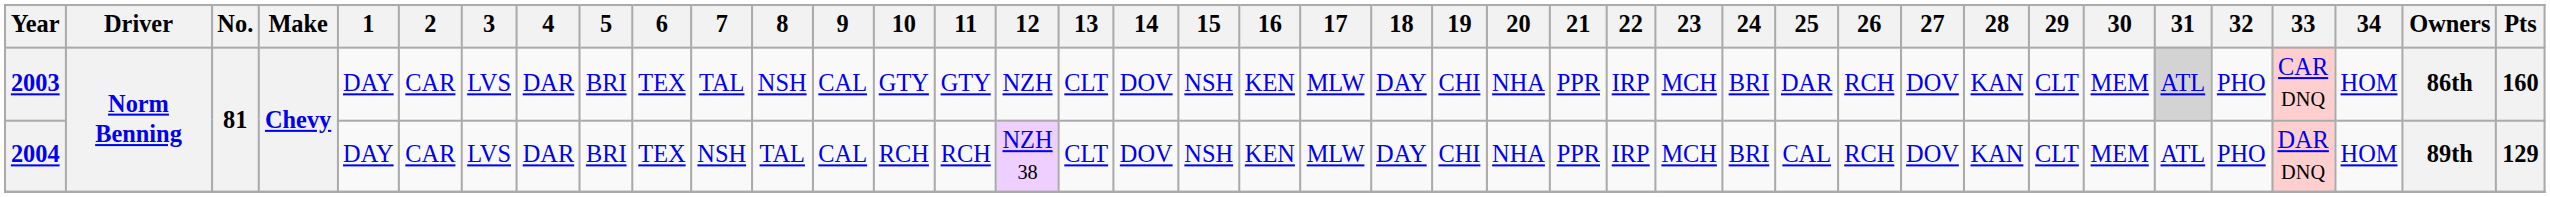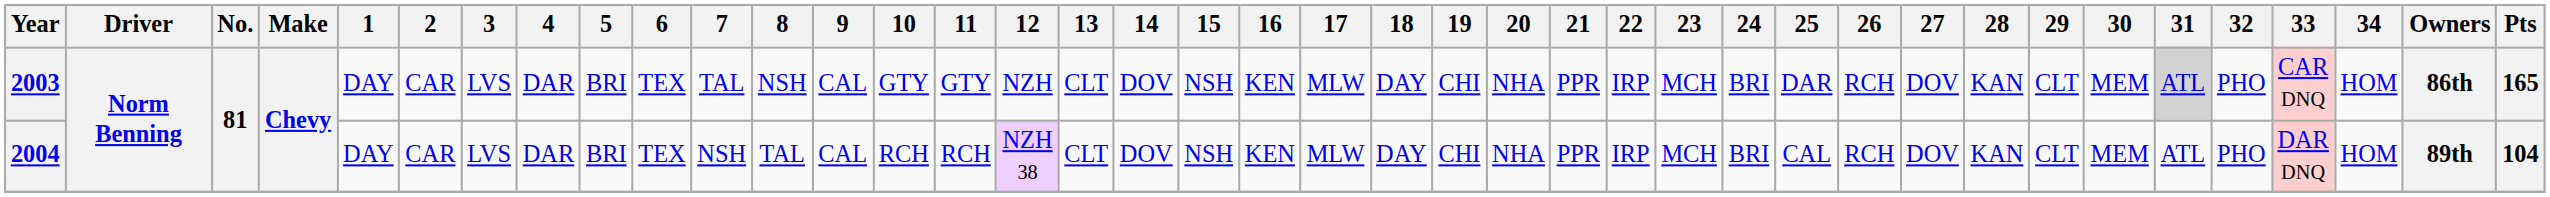(2520, 83) 160 -> (2520, 83) 165
(2520, 155) 129 -> (2520, 155) 104
